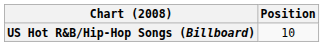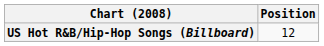(288, 32) 10 -> (288, 32) 12
